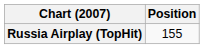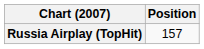(172, 33) 155 -> (172, 33) 157
